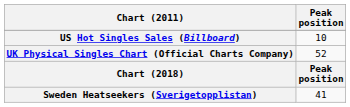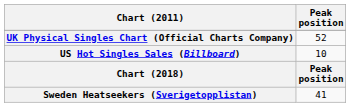rows swapped: (150, 53) <-> (150, 38)
